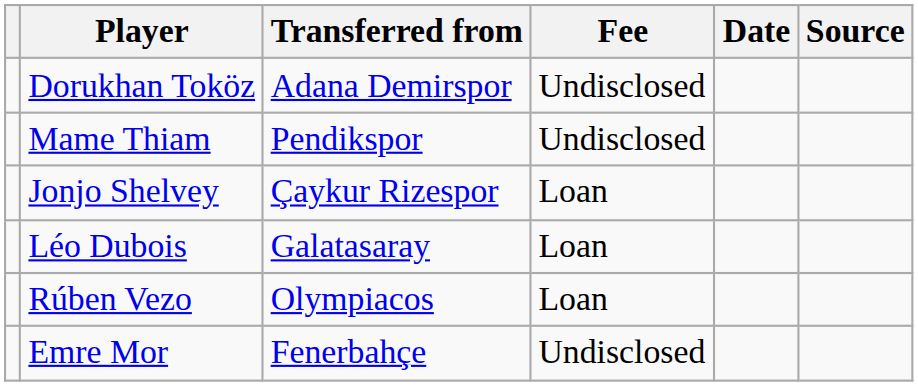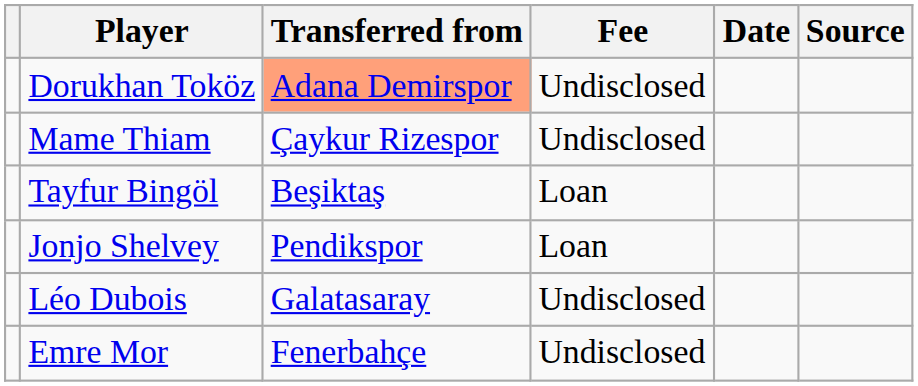(391, 84) no background -> (391, 84) lightsalmon background
(347, 138) Pendikspor -> (385, 138) Çaykur Rizespor
+ row: (123, 191)
(385, 191) Çaykur Rizespor -> (347, 245) Pendikspor
(573, 245) Loan -> (622, 298) Undisclosed
- row: (110, 298)
